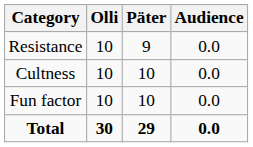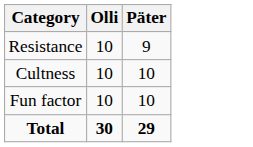- column: (209, 18)
